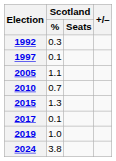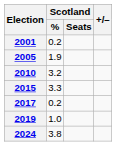- row: (25, 42)
- row: (25, 57)
+ row: (25, 42)
(55, 73) 1.1 -> (55, 57) 1.9
(55, 88) 0.7 -> (55, 73) 3.2
(55, 103) 1.3 -> (55, 88) 3.3
(55, 118) 0.1 -> (55, 103) 0.2
